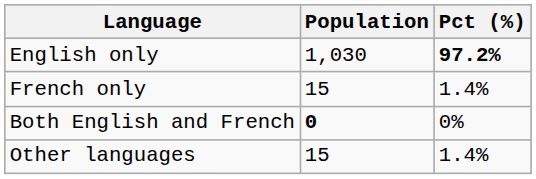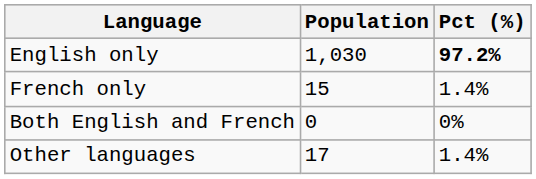(311, 123) bold -> (311, 123) normal
(317, 156) 15 -> (317, 156) 17
